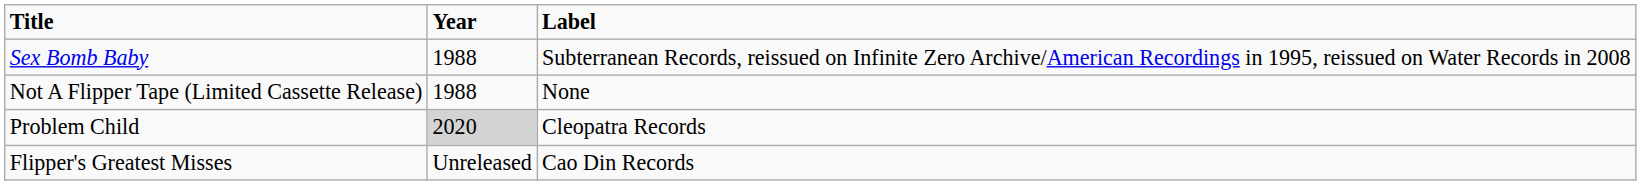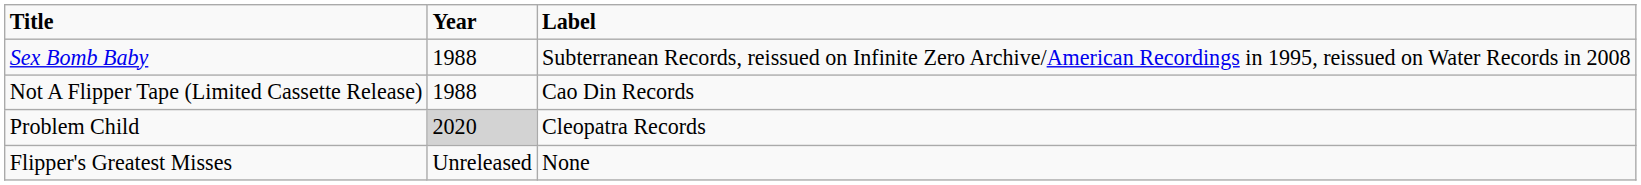(566, 92) None -> (618, 92) Cao Din Records
(618, 162) Cao Din Records -> (566, 162) None
